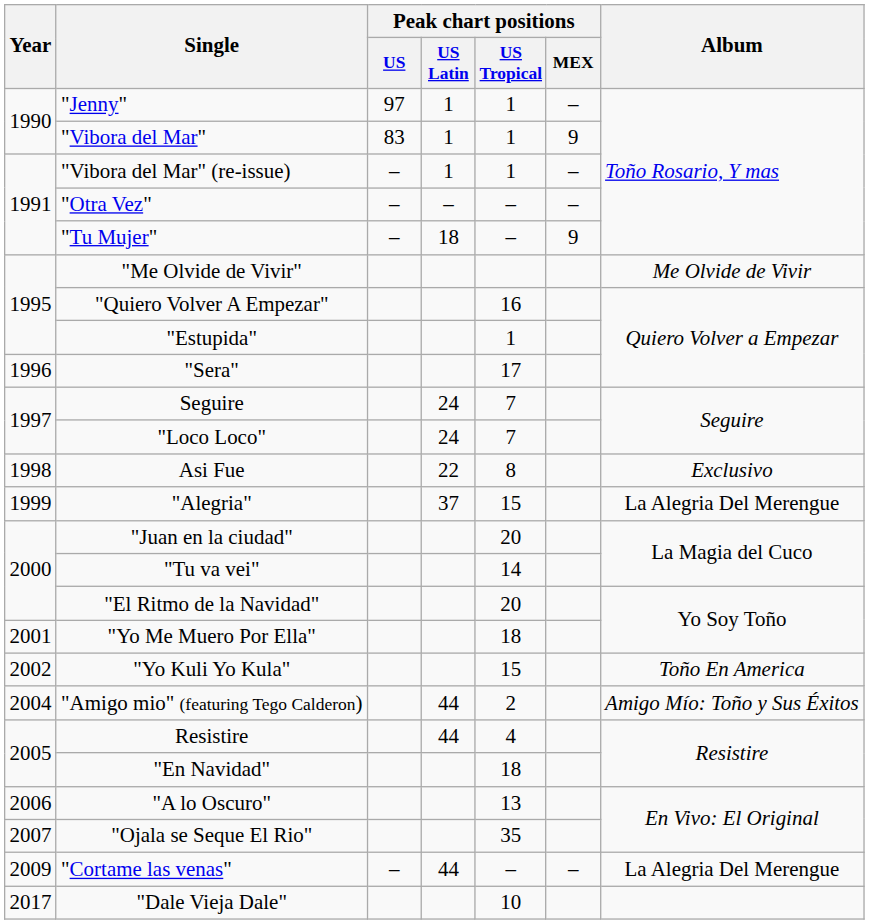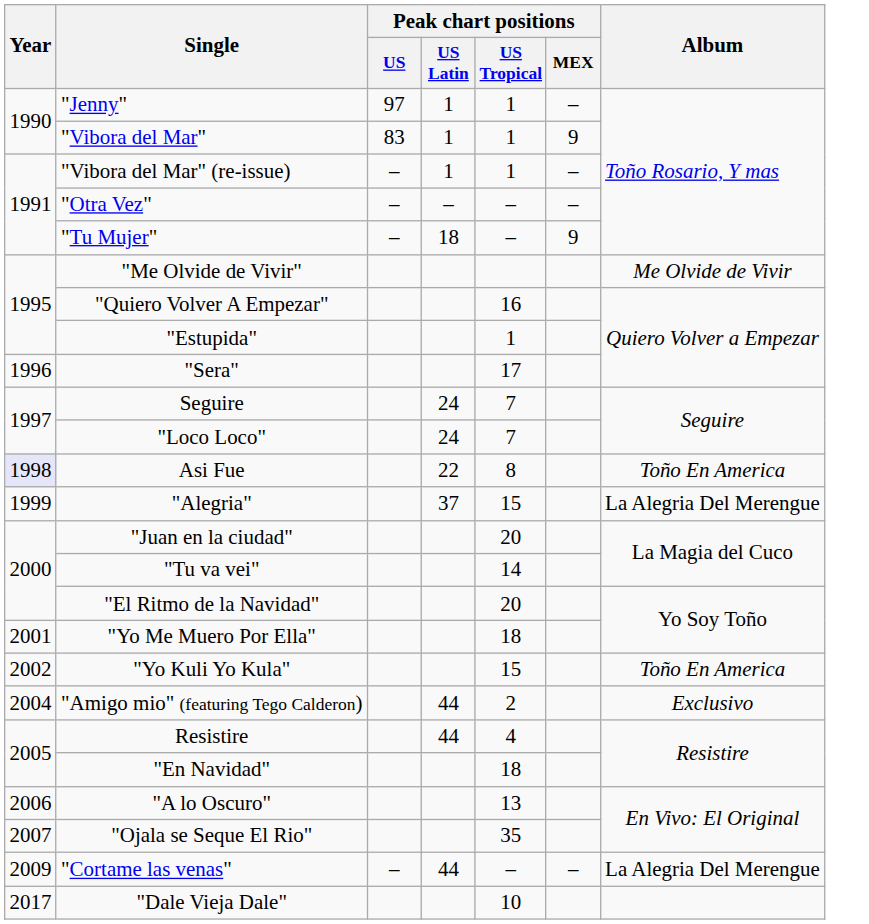(30, 470) no background -> (30, 470) lavender background
(732, 470) Exclusivo -> (712, 470) Toño En America
(732, 702) Amigo Mío: Toño y Sus Éxitos -> (712, 702) Exclusivo
